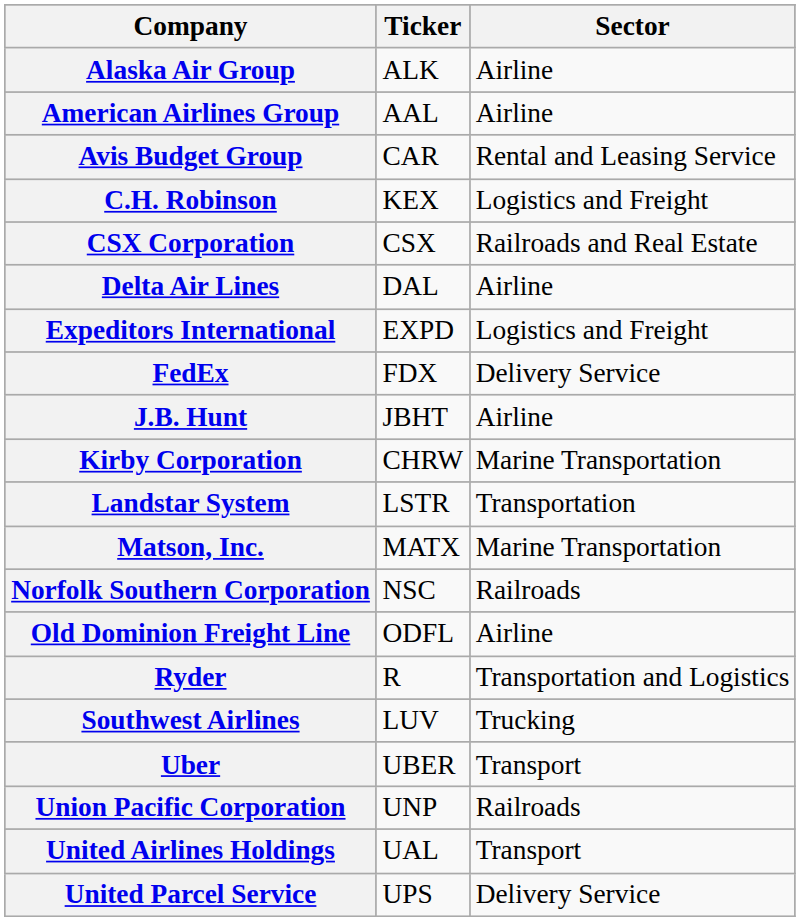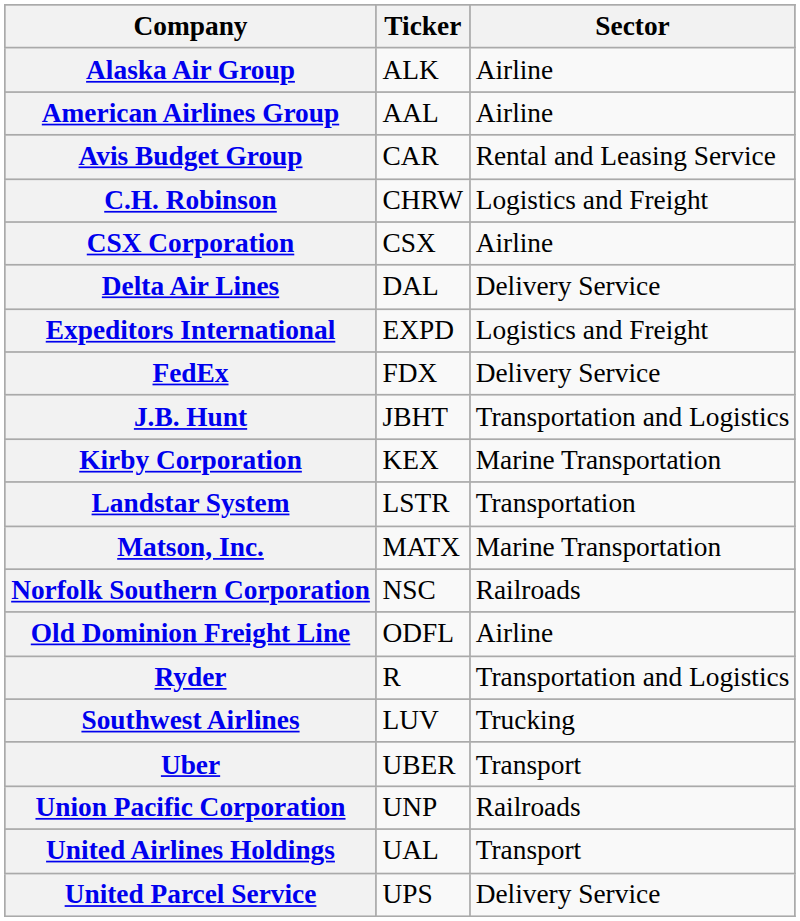(411, 199) KEX -> (423, 199) CHRW
(617, 243) Railroads and Real Estate -> (514, 243) Airline
(514, 286) Airline -> (568, 286) Delivery Service
(514, 416) Airline -> (633, 416) Transportation and Logistics
(423, 460) CHRW -> (411, 460) KEX
